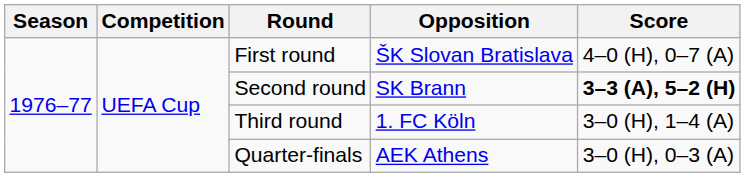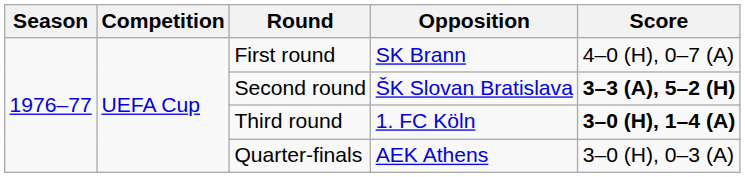(474, 54) ŠK Slovan Bratislava -> (421, 54) SK Brann
(421, 88) SK Brann -> (474, 88) ŠK Slovan Bratislava
(658, 121) normal -> (659, 121) bold
